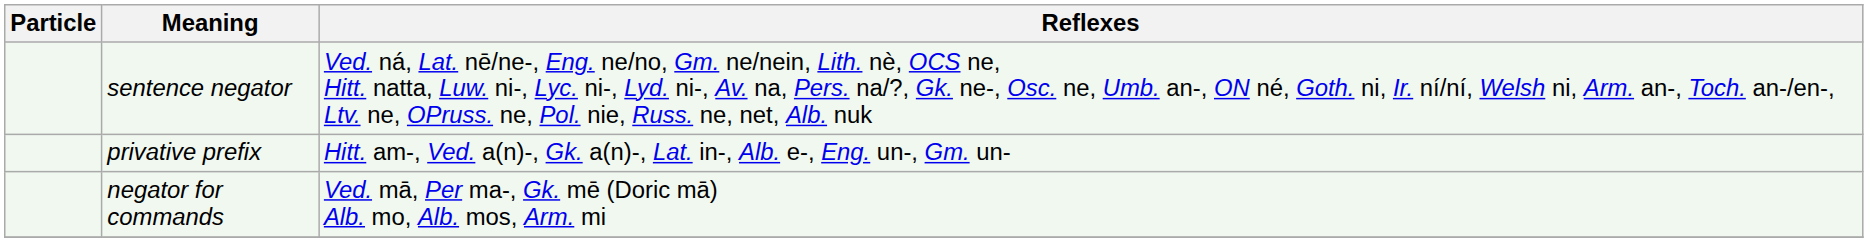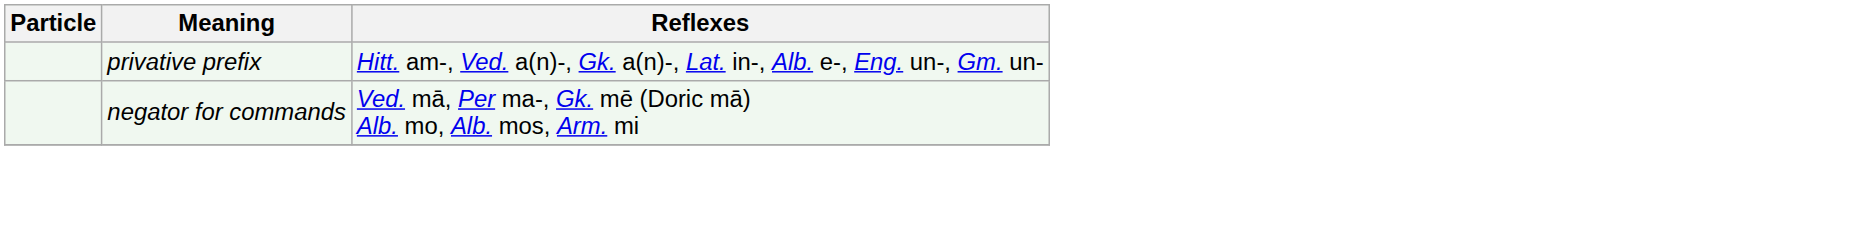- row: (199, 88)
